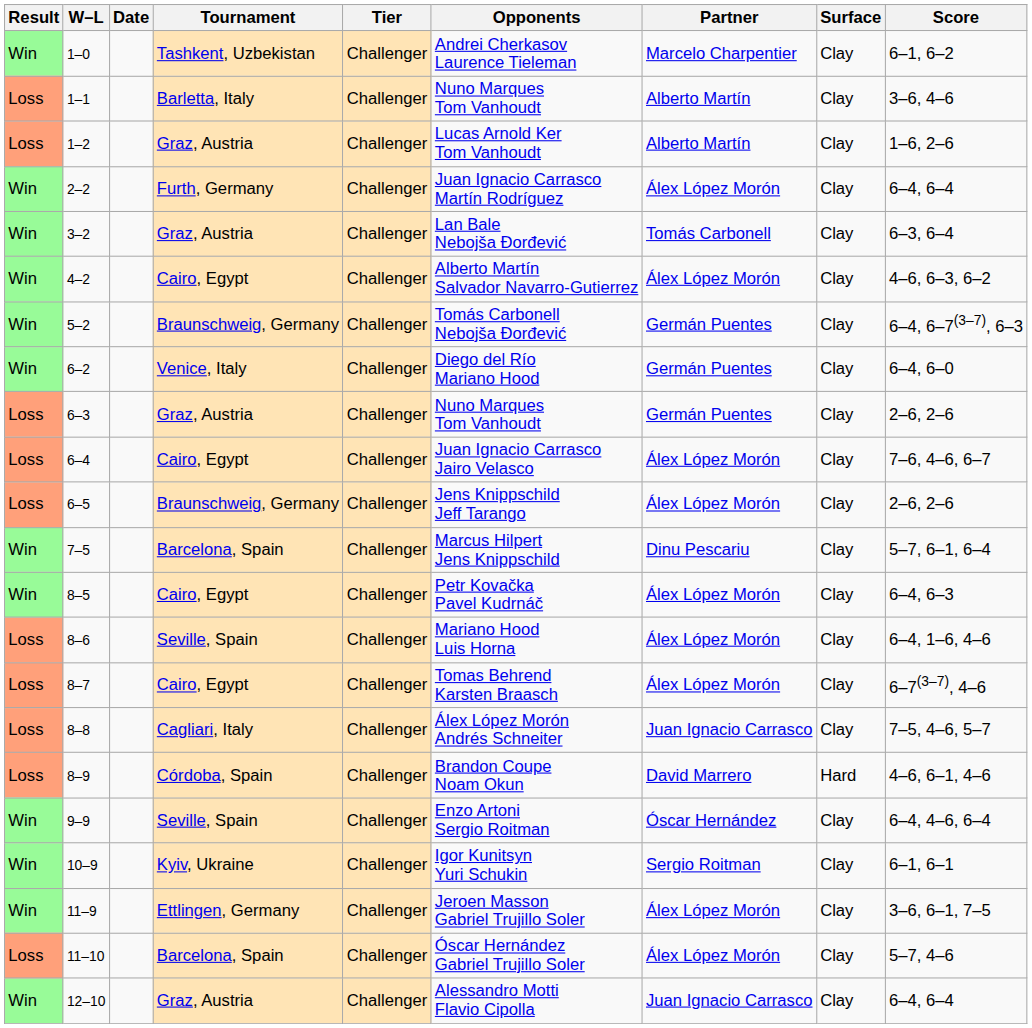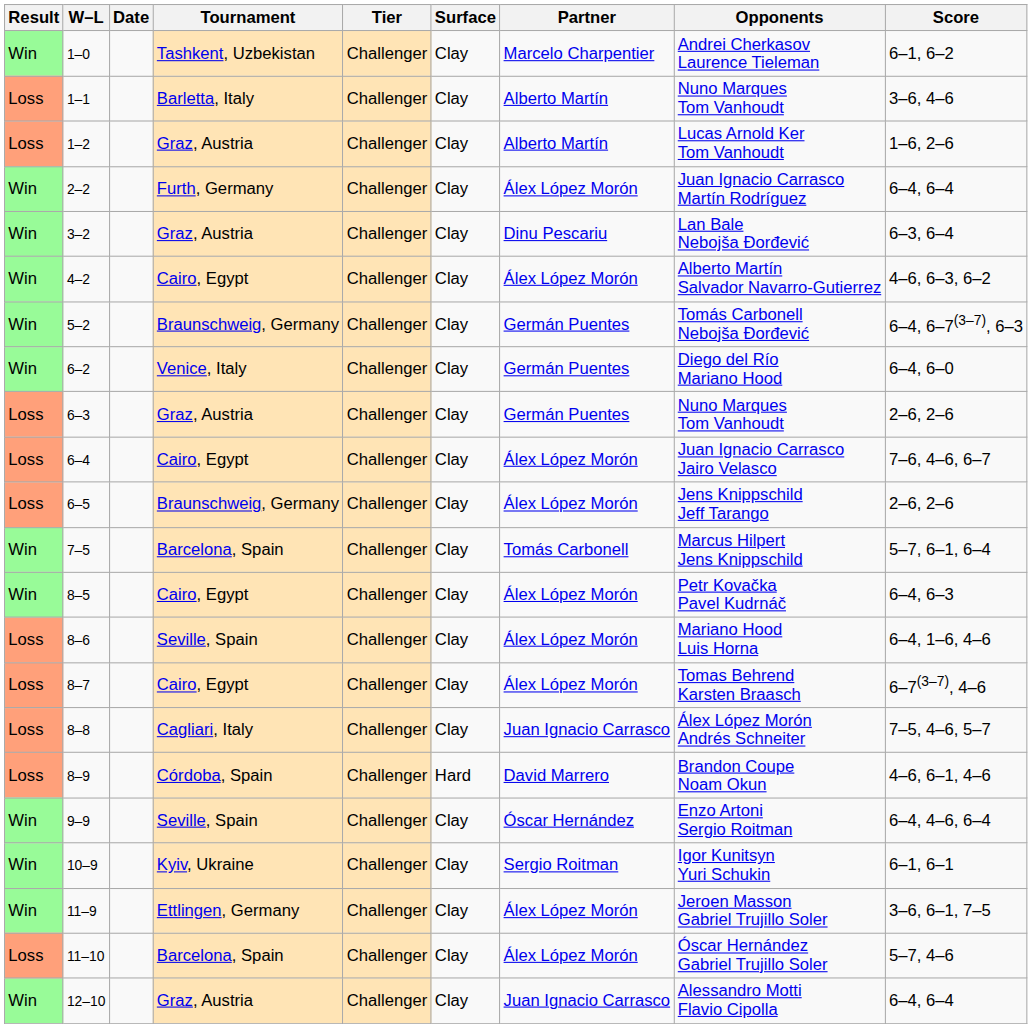columns swapped: (851, 17) <-> (537, 17)
(708, 233) Tomás Carbonell -> (555, 233) Dinu Pescariu
(698, 549) Dinu Pescariu -> (566, 549) Tomás Carbonell
